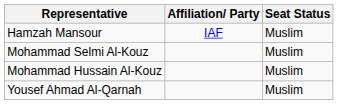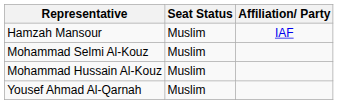columns swapped: (213, 14) <-> (298, 14)
